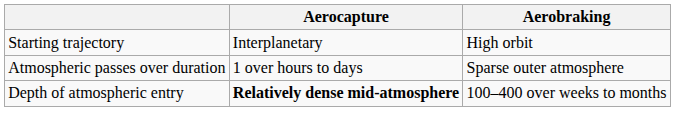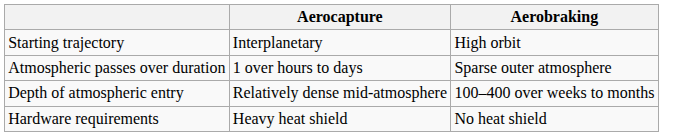(346, 93) bold -> (340, 93) normal
+ row: (83, 118)
